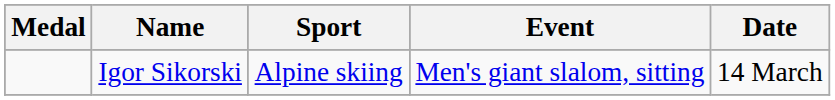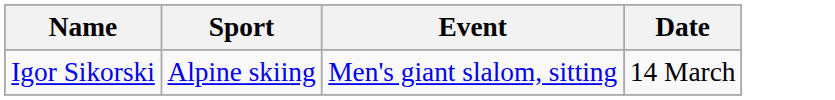- column: (48, 27)
